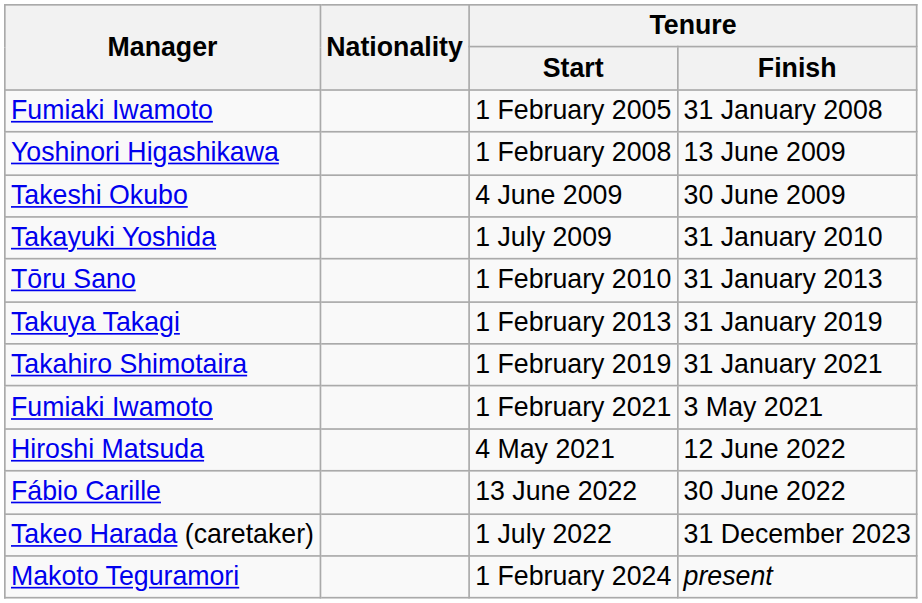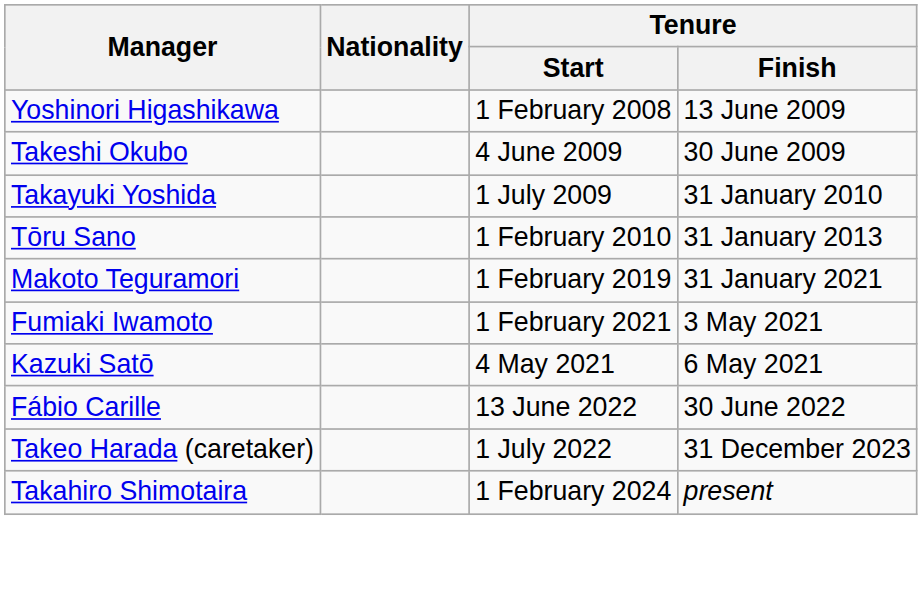- row: (783, 110)
- row: (783, 322)
(129, 364) Takahiro Shimotaira -> (125, 279) Makoto Teguramori
+ row: (753, 364)
- row: (765, 449)
(125, 576) Makoto Teguramori -> (129, 491) Takahiro Shimotaira
